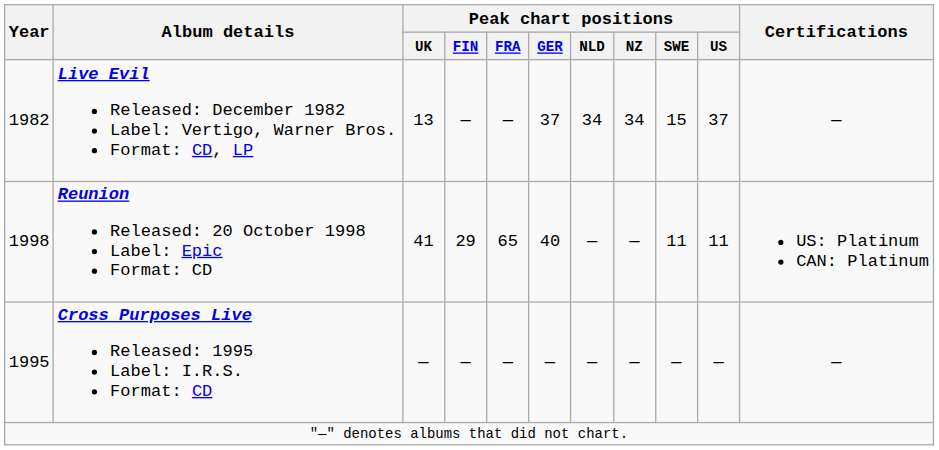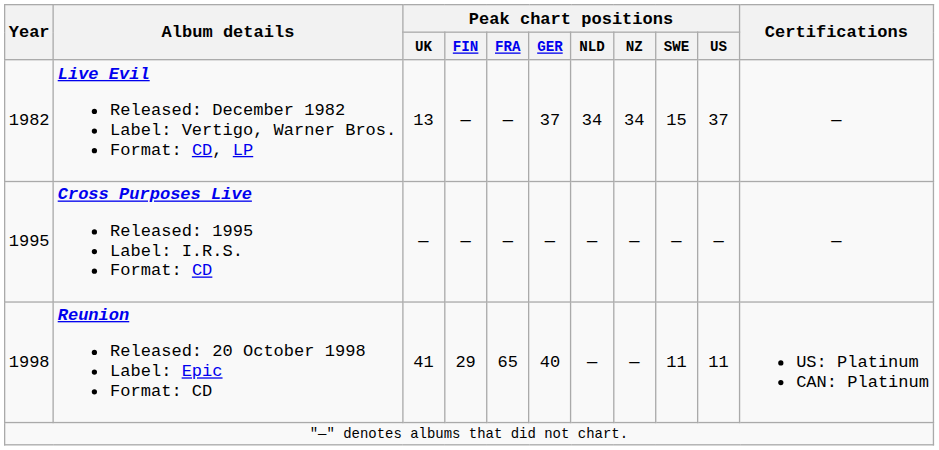rows swapped: (228, 354) <-> (228, 233)
